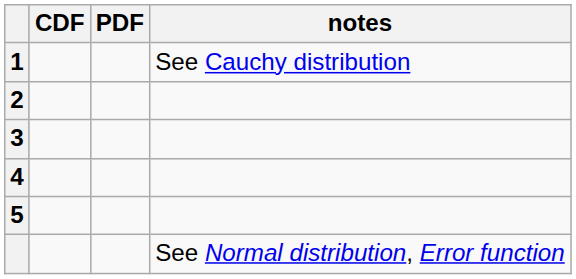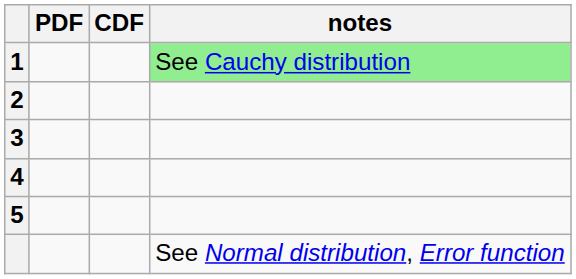columns swapped: (120, 23) <-> (60, 23)
(283, 61) no background -> (283, 61) lightgreen background
